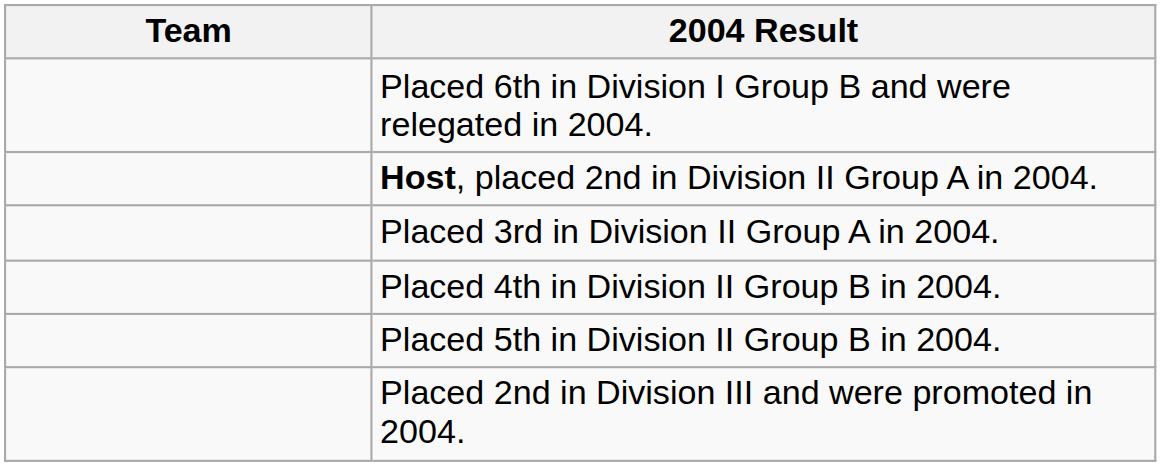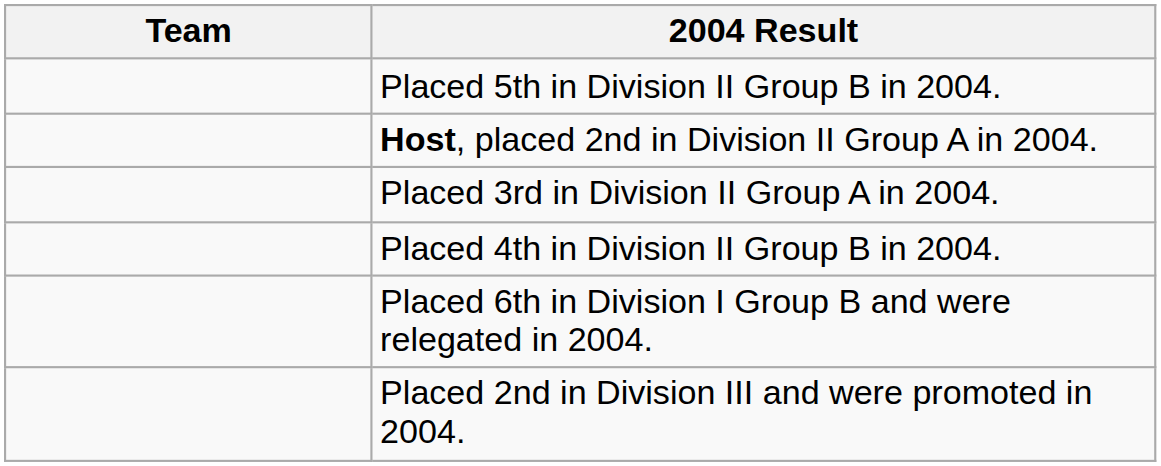rows swapped: (695, 104) <-> (691, 340)
